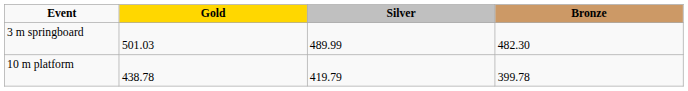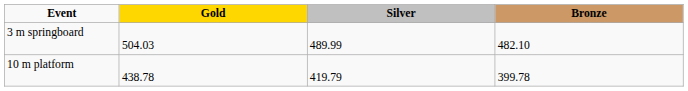(138, 45) 501.03 -> (138, 45) 504.03
(514, 45) 482.30 -> (514, 45) 482.10
